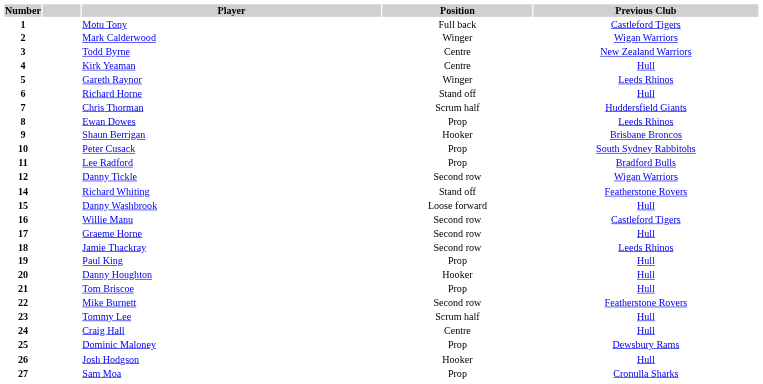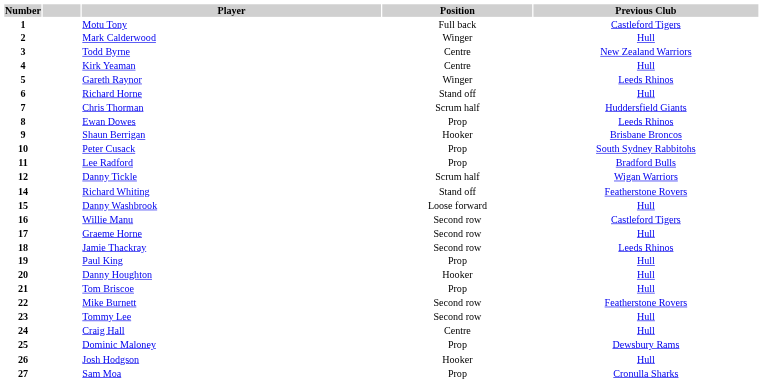(646, 38) Wigan Warriors -> (646, 38) Hull
(457, 177) Second row -> (457, 177) Scrum half
(457, 316) Scrum half -> (457, 316) Second row
